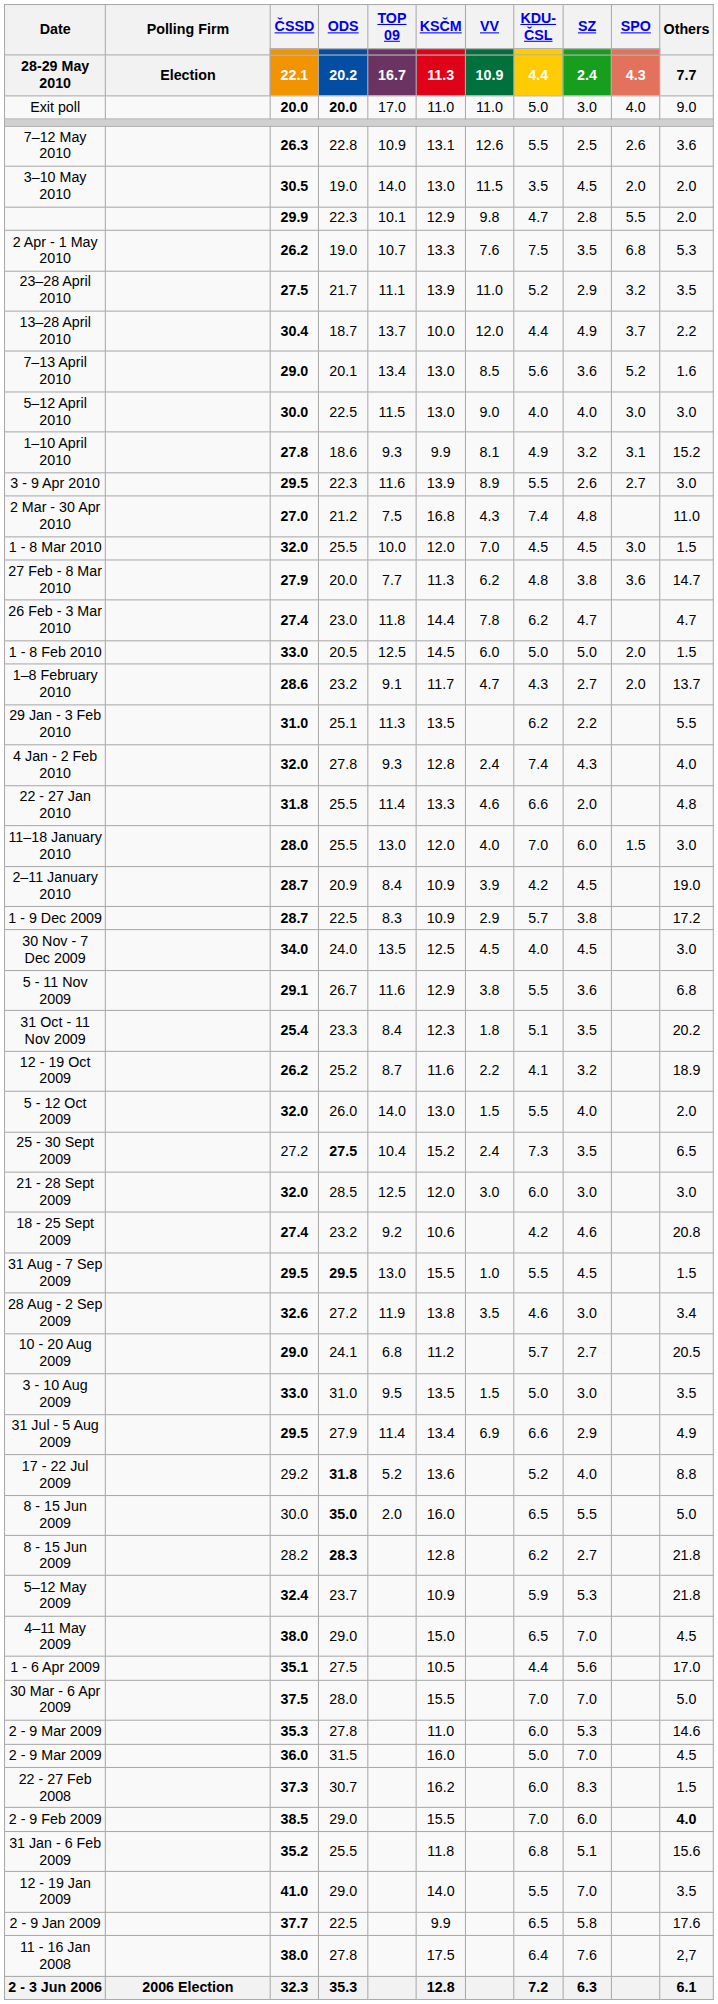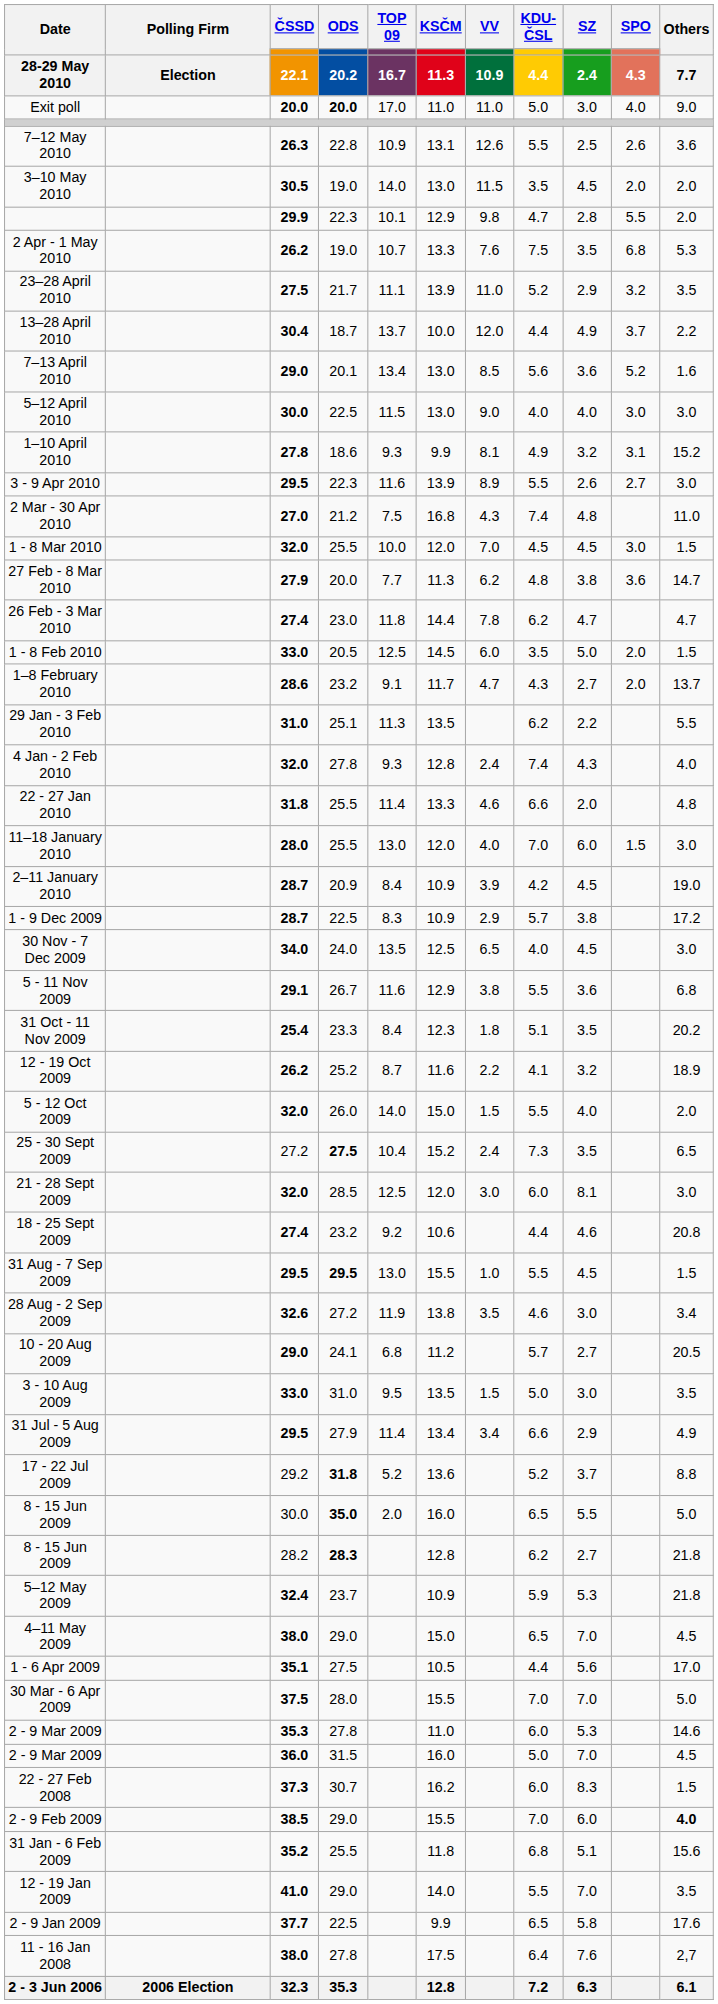(538, 652) 5.0 -> (538, 652) 3.5
(489, 949) 4.5 -> (489, 949) 6.5
(441, 1111) 13.0 -> (441, 1111) 15.0
(587, 1191) 3.0 -> (587, 1191) 8.1
(538, 1232) 4.2 -> (538, 1232) 4.4
(489, 1434) 6.9 -> (489, 1434) 3.4
(587, 1474) 4.0 -> (587, 1474) 3.7
